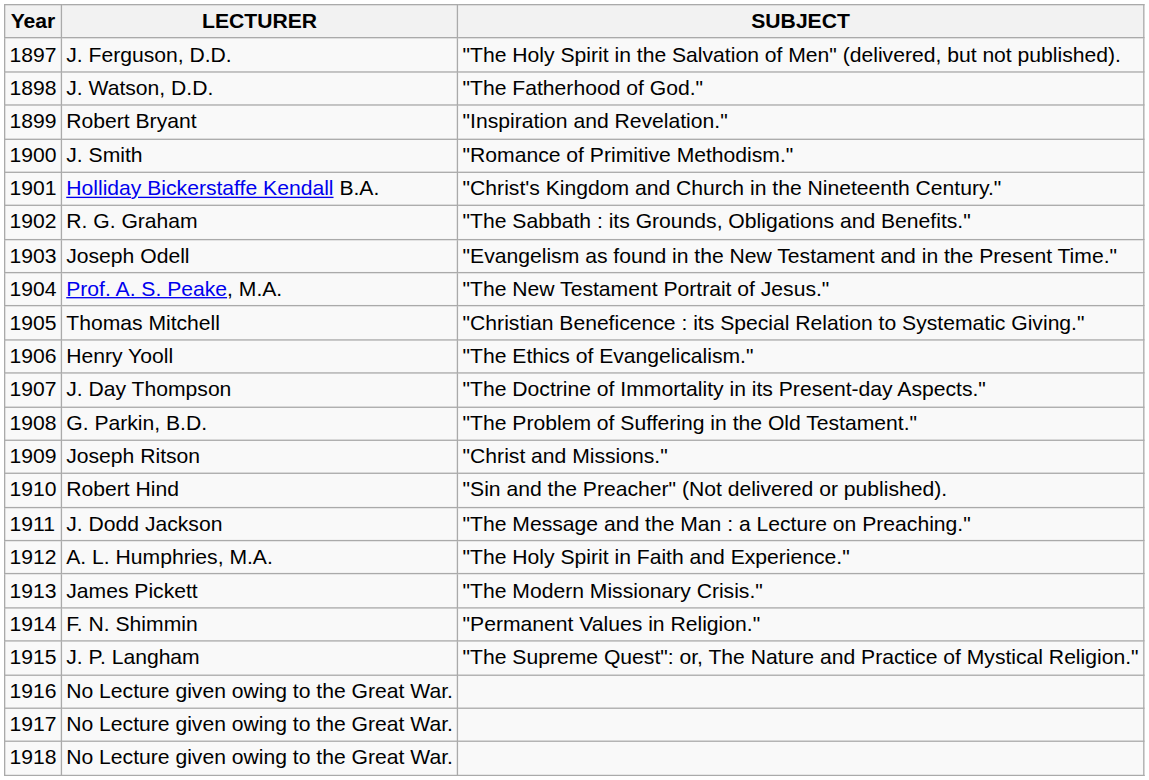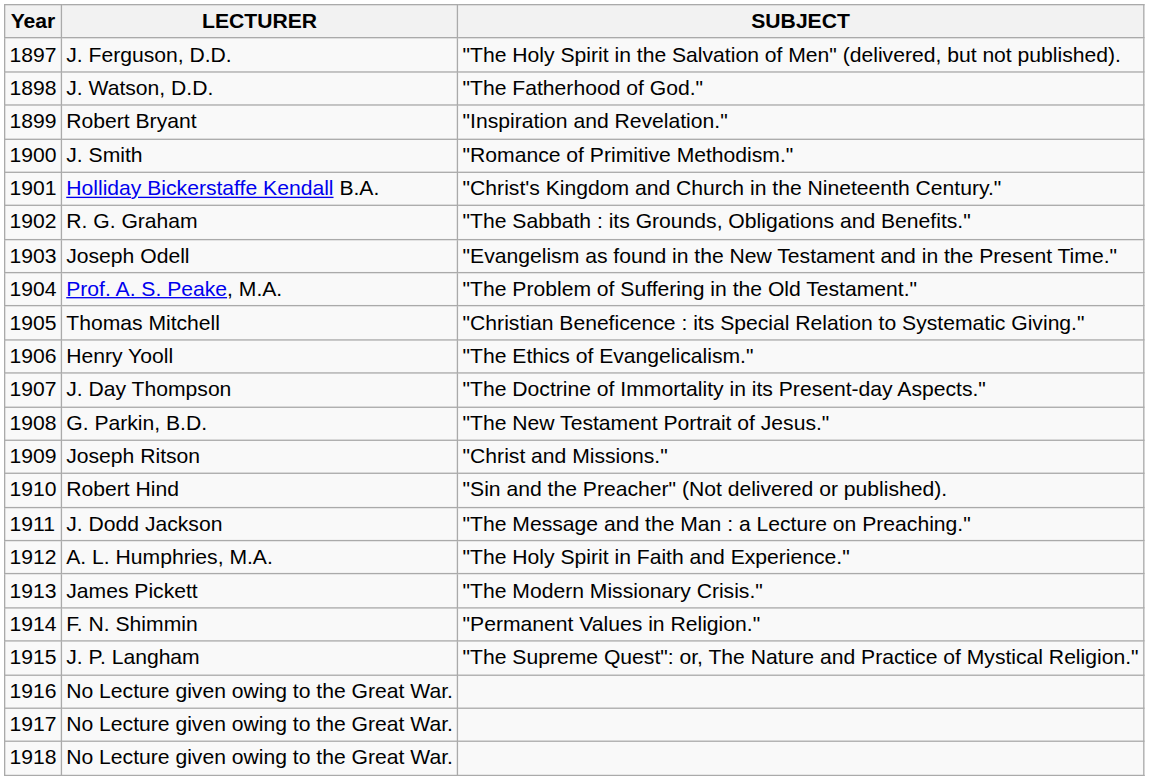(646, 289) "The New Testament Portrait of Jesus." -> (690, 289) "The Problem of Suffering in the Old Testament."
(690, 423) "The Problem of Suffering in the Old Testament." -> (646, 423) "The New Testament Portrait of Jesus."
